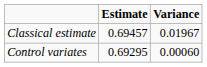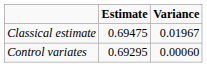(128, 33) 0.69457 -> (128, 33) 0.69475
